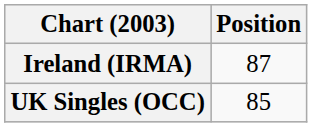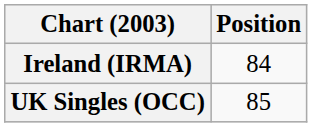(259, 63) 87 -> (259, 63) 84
